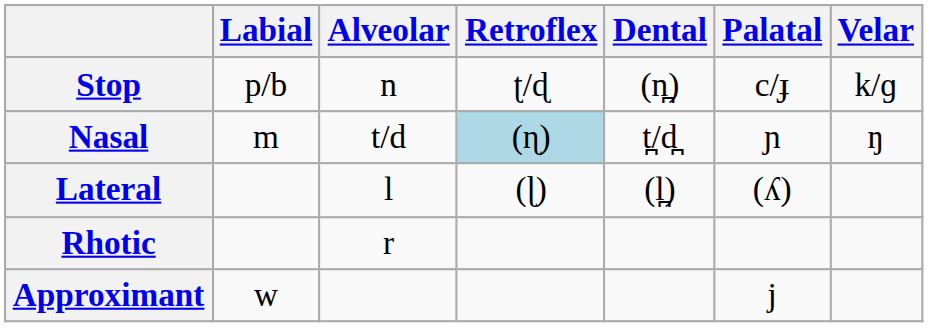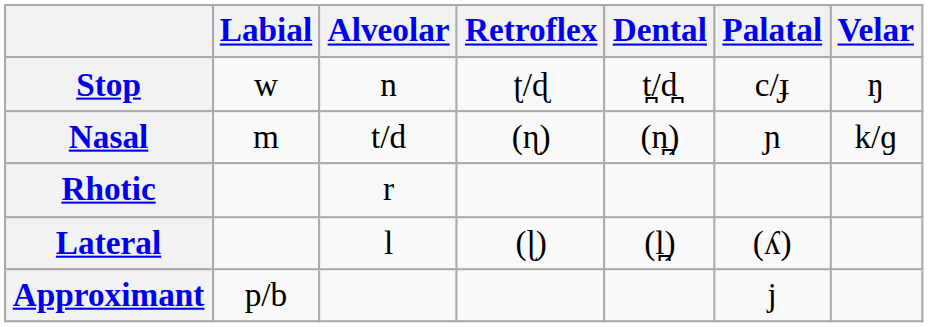(266, 83) p/b -> (266, 83) w
(660, 83) (n̪) -> (660, 83) t̪/d̪
(876, 83) k/ɡ -> (876, 83) ŋ
(531, 136) lightblue background -> (531, 136) no background
(660, 136) t̪/d̪ -> (660, 136) (n̪)
(876, 136) ŋ -> (876, 136) k/ɡ
rows swapped: (109, 189) <-> (109, 242)
(266, 294) w -> (266, 294) p/b
